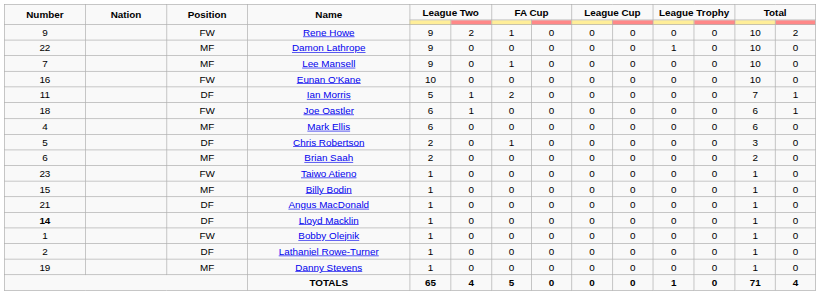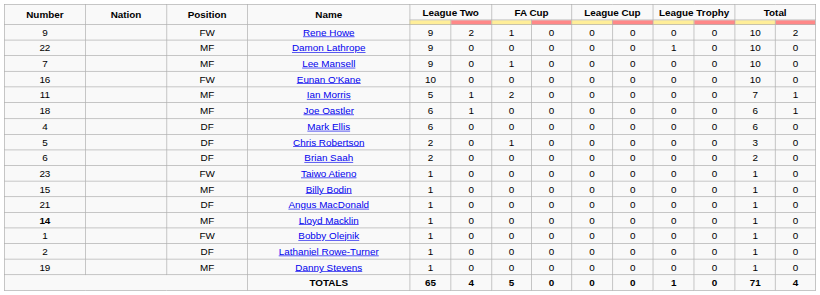(207, 95) DF -> (207, 95) MF
(207, 111) FW -> (207, 111) MF
(207, 126) MF -> (207, 126) DF
(207, 158) MF -> (207, 158) DF
(207, 220) DF -> (207, 220) MF
